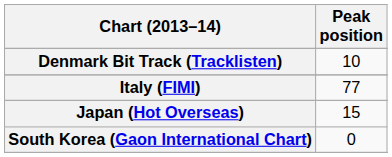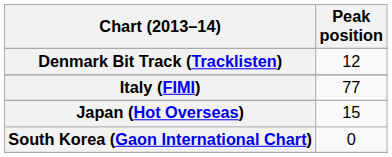(351, 61) 10 -> (351, 61) 12
